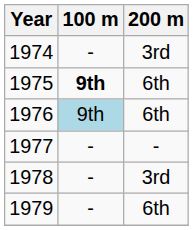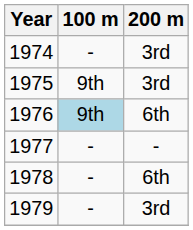(91, 83) bold -> (91, 83) normal
(156, 83) 6th -> (156, 83) 3rd
(156, 177) 3rd -> (156, 177) 6th
(156, 209) 6th -> (156, 209) 3rd
